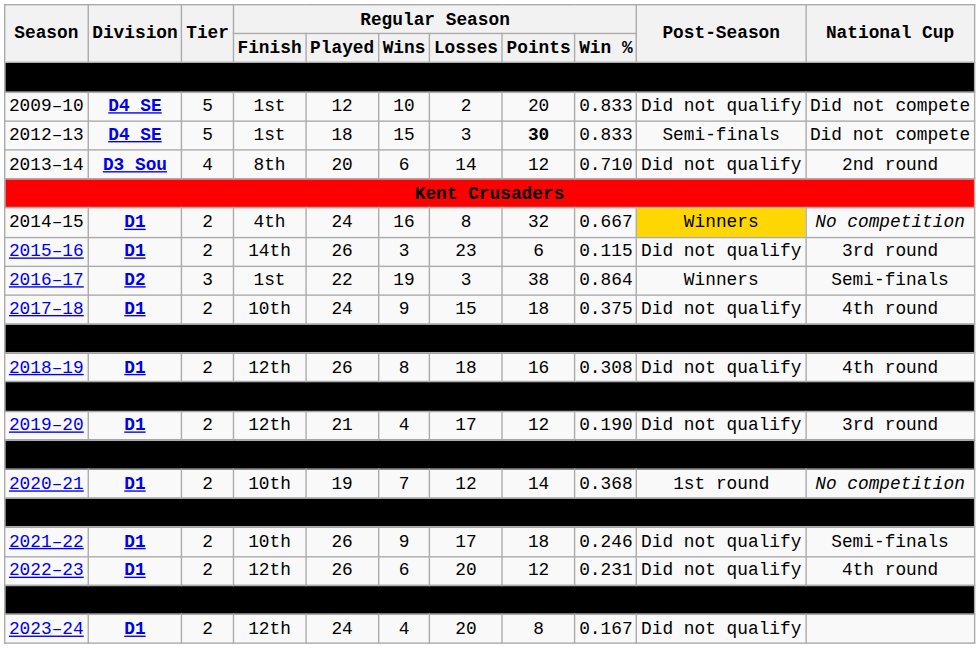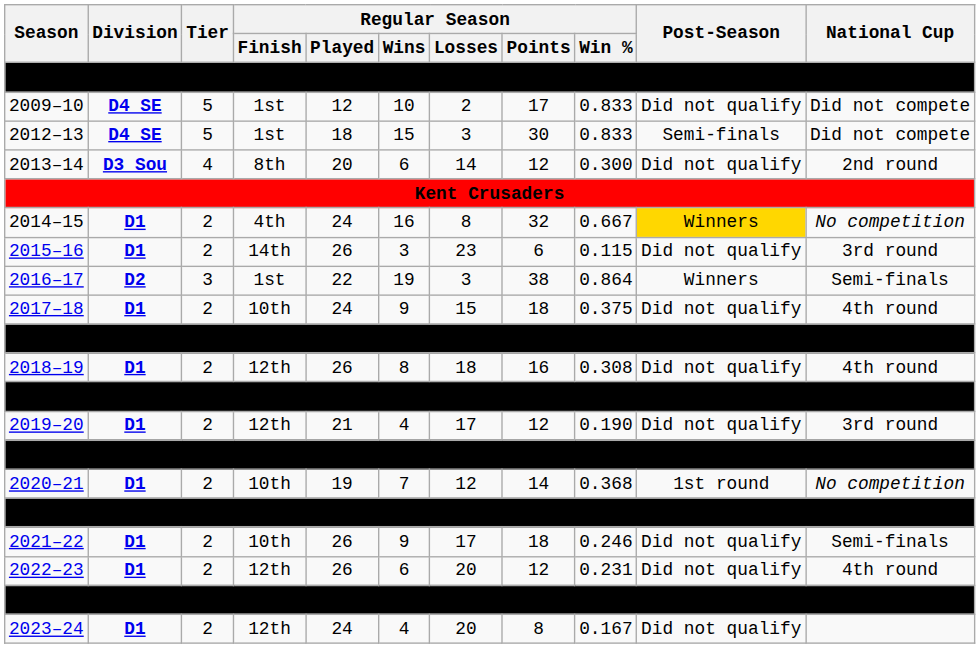(539, 106) 20 -> (539, 106) 17
(539, 135) bold -> (539, 135) normal
(606, 164) 0.710 -> (606, 164) 0.300
